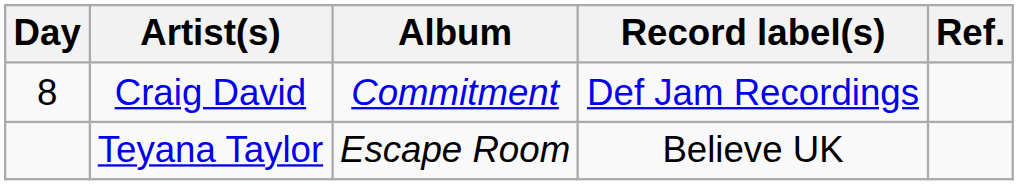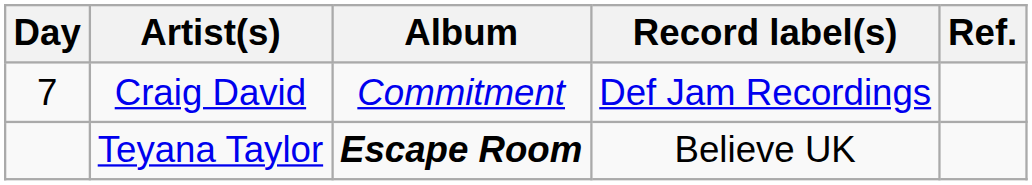(47, 91) 8 -> (47, 91) 7
(455, 149) normal -> (461, 149) bold
